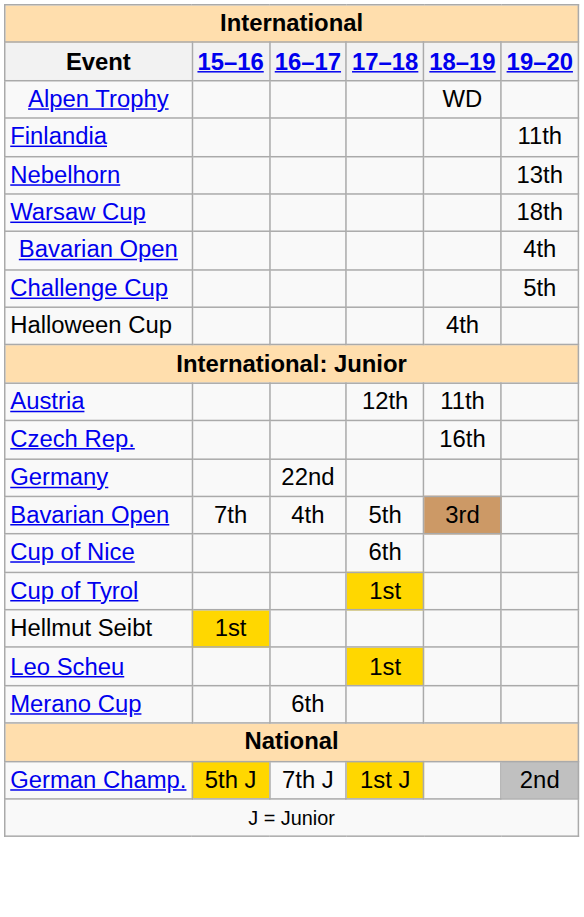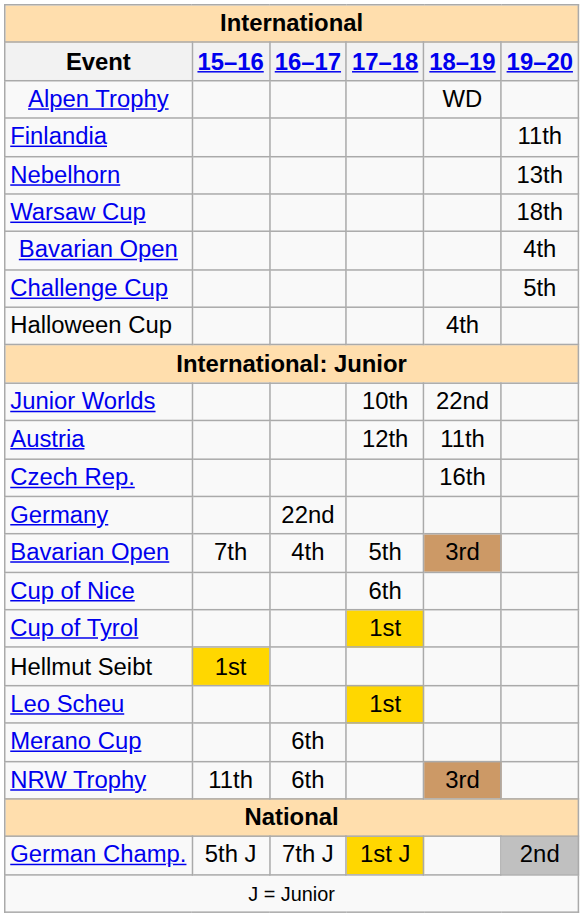+ row: (83, 401)
+ row: (78, 779)
(231, 779) gold background -> (231, 855) no background
